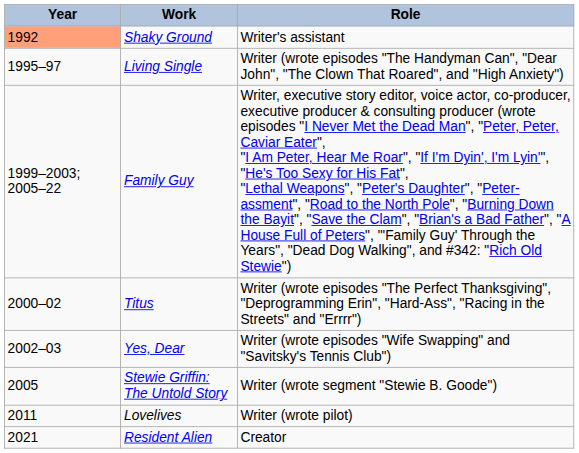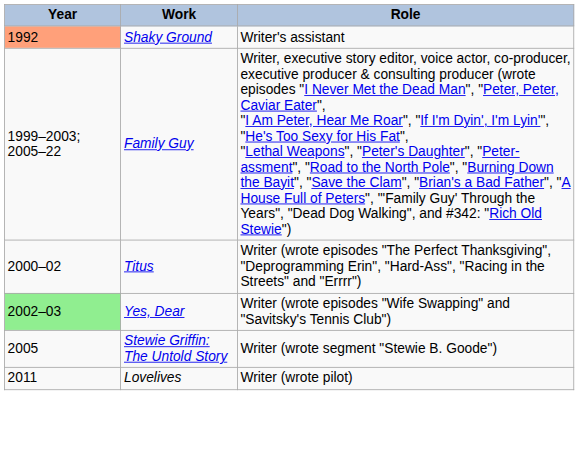- row: (163, 66)
(34, 348) no background -> (34, 311) lightgreen background
- row: (168, 437)
